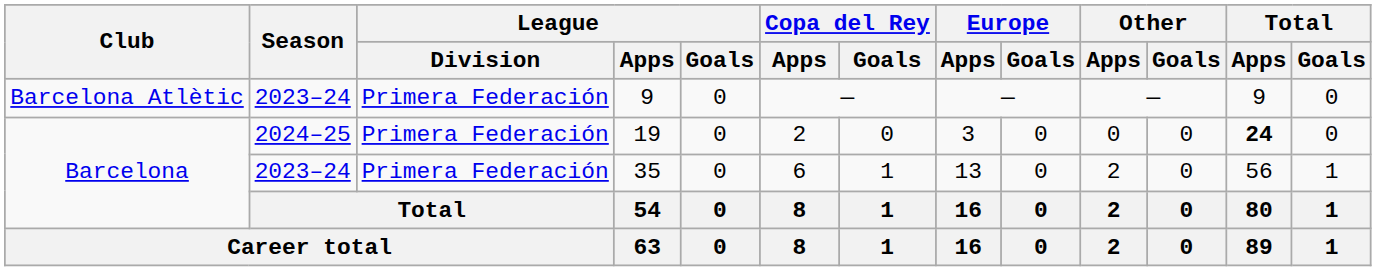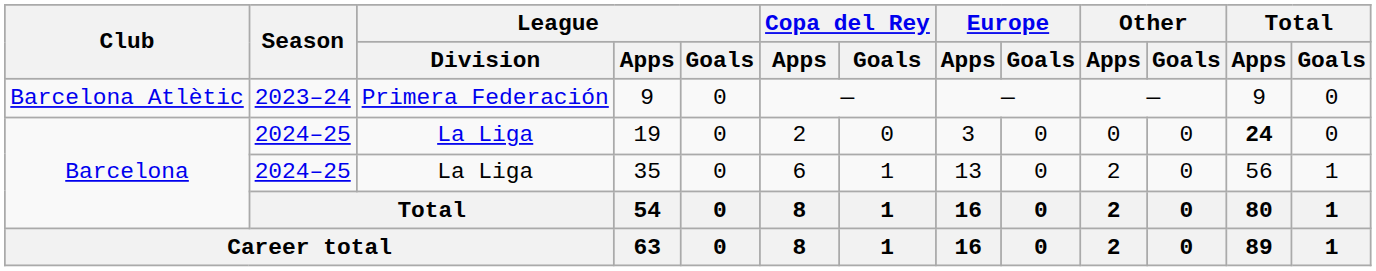(485, 135) Primera Federación -> (485, 135) La Liga
(303, 173) 2023–24 -> (303, 173) 2024–25
(485, 173) Primera Federación -> (485, 173) La Liga
